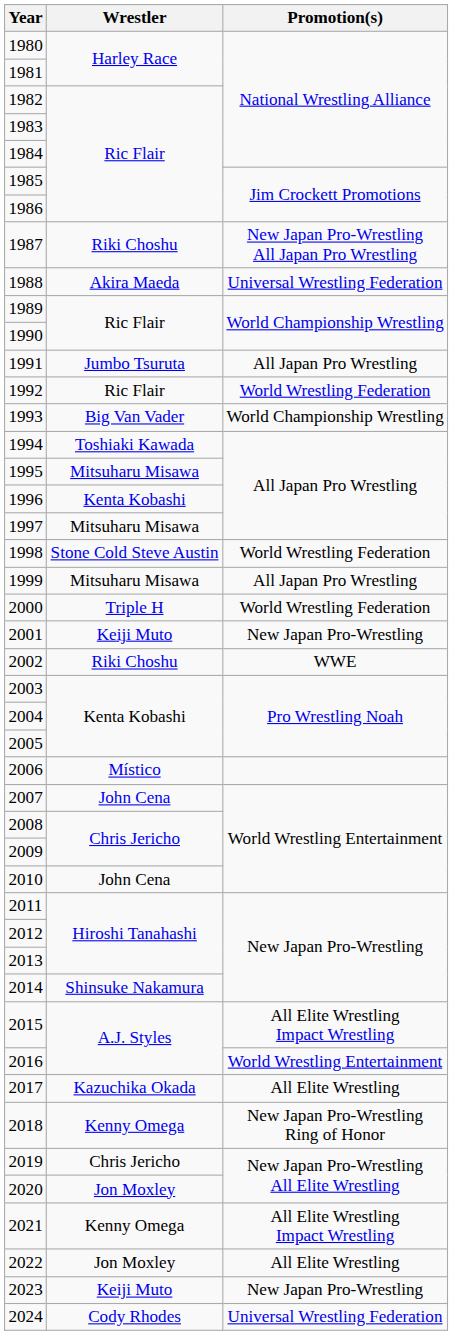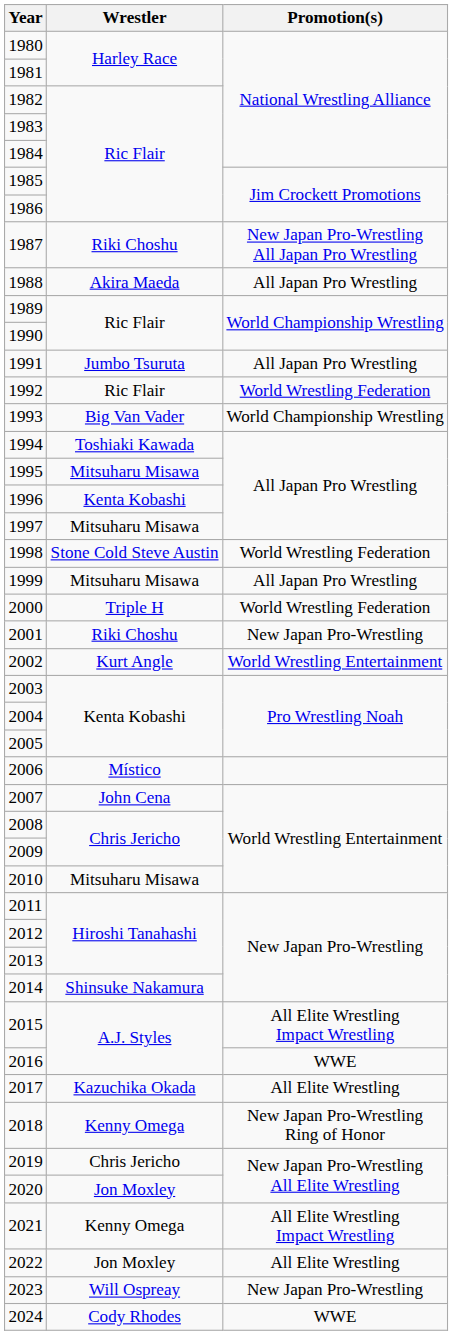(335, 281) Universal Wrestling Federation -> (335, 281) All Japan Pro Wrestling
(135, 634) Keiji Muto -> (135, 634) Riki Choshu
(135, 661) Riki Choshu -> (135, 661) Kurt Angle
(335, 661) WWE -> (335, 661) World Wrestling Entertainment
(135, 879) John Cena -> (135, 879) Mitsuharu Misawa
(335, 1061) World Wrestling Entertainment -> (335, 1061) WWE
(135, 1289) Keiji Muto -> (135, 1289) Will Ospreay
(335, 1316) Universal Wrestling Federation -> (335, 1316) WWE
